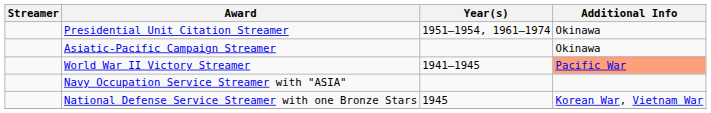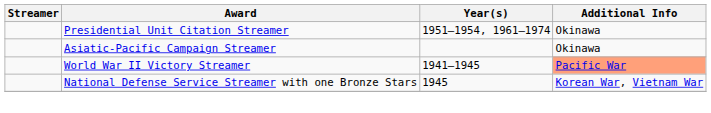- row: (205, 83)
